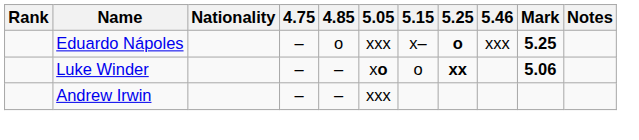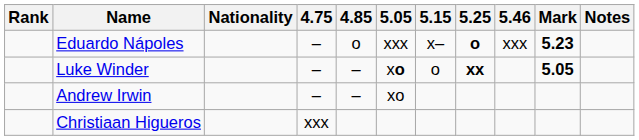(540, 43) 5.25 -> (558, 43) 5.23
(540, 69) 5.06 -> (558, 69) 5.05
(378, 95) xxx -> (396, 95) xo
+ row: (129, 122)
